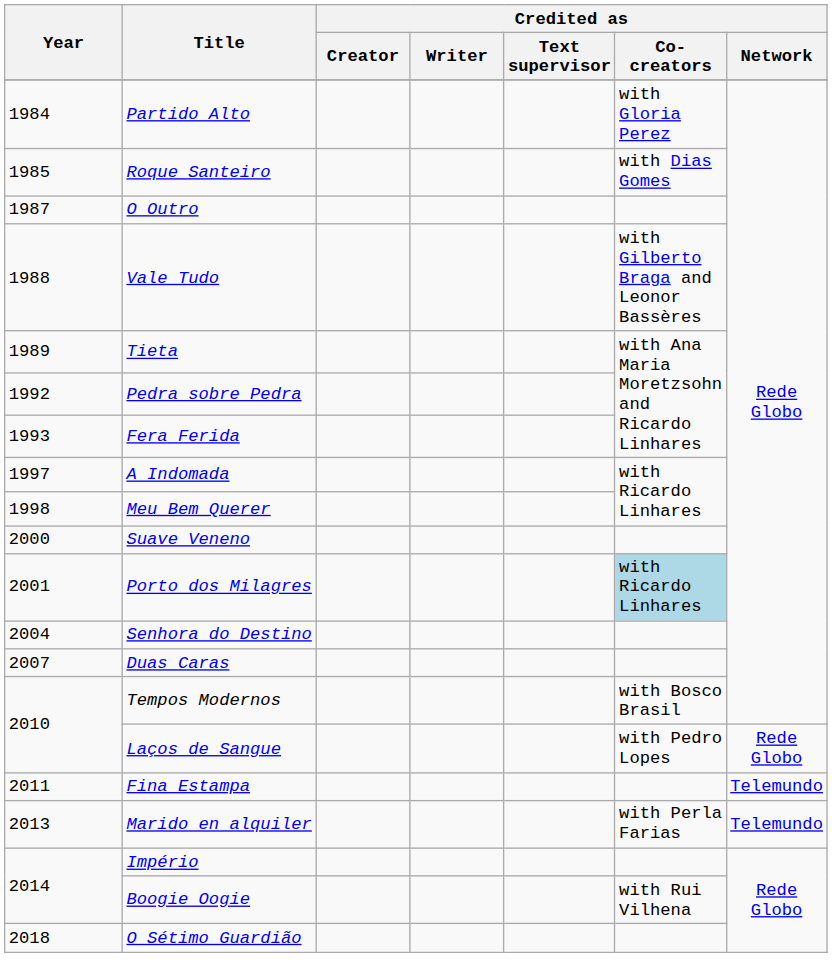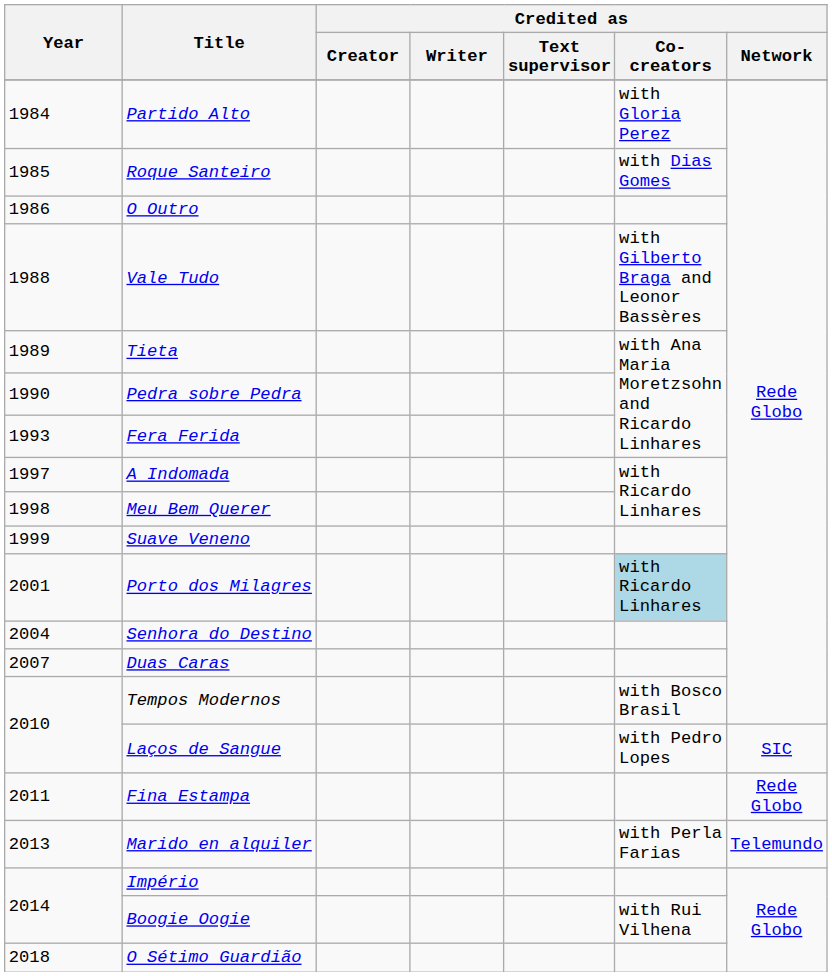(29, 210) 1987 -> (29, 210) 1986
(29, 394) 1992 -> (29, 394) 1990
(29, 539) 2000 -> (29, 539) 1999
(777, 749) Rede Globo -> (777, 749) SIC
(777, 786) Telemundo -> (777, 796) Rede Globo
